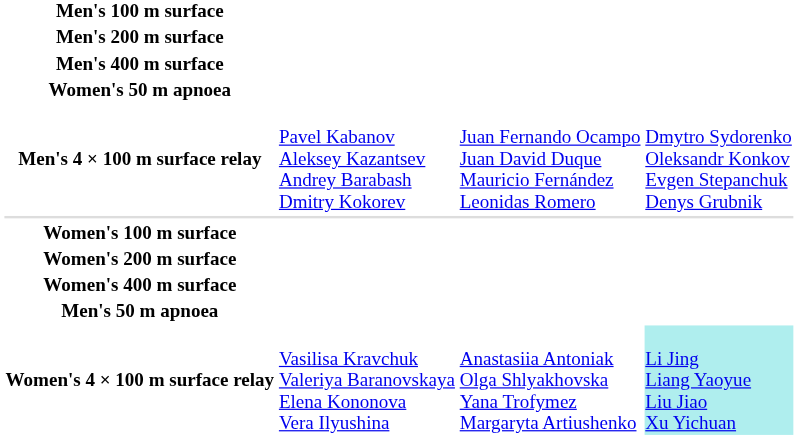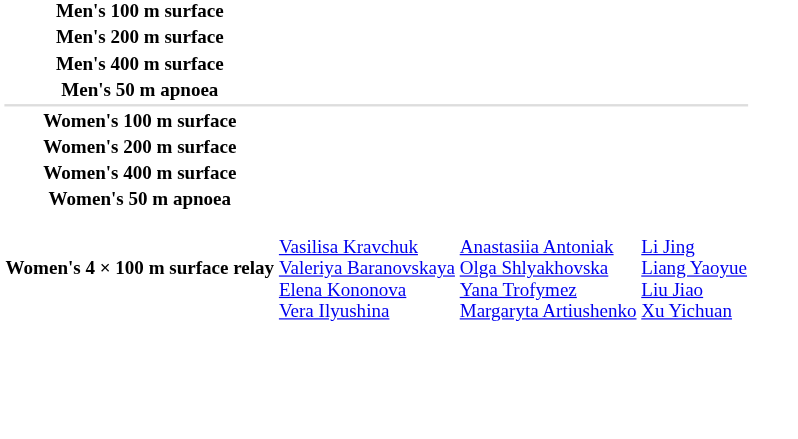rows swapped: (140, 311) <-> (140, 89)
- row: (140, 158)
(698, 390) paleturquoise background -> (694, 278) no background
